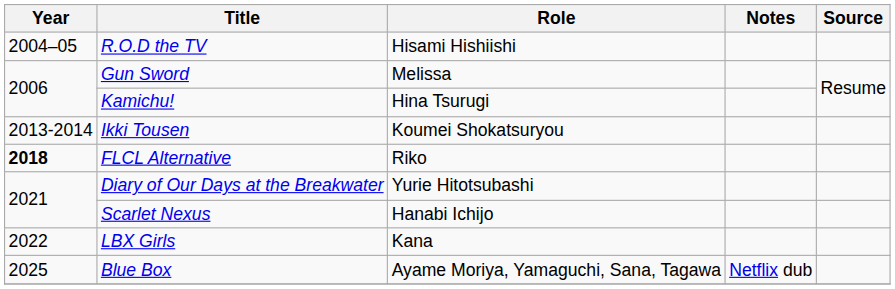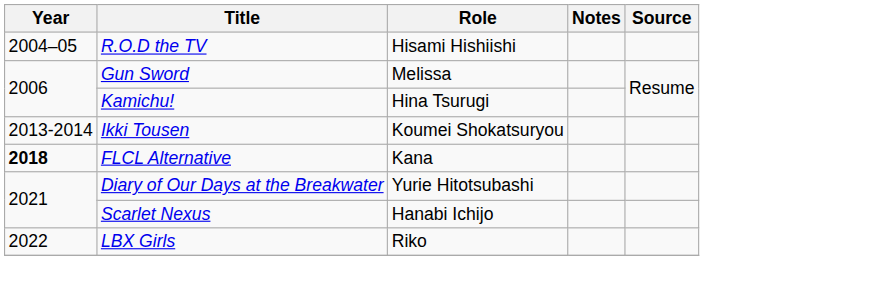(409, 158) Riko -> (412, 158) Kana
(412, 241) Kana -> (409, 241) Riko
- row: (136, 269)
